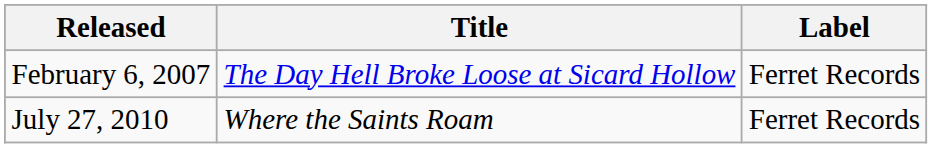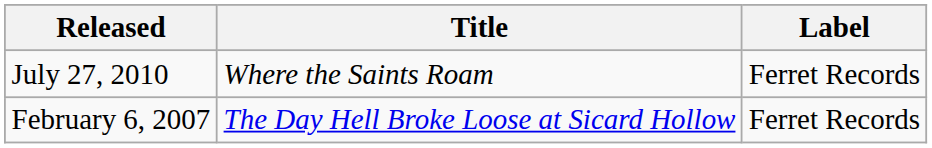rows swapped: (111, 73) <-> (90, 119)
